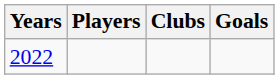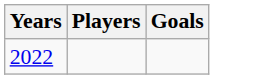- column: (178, 21)
